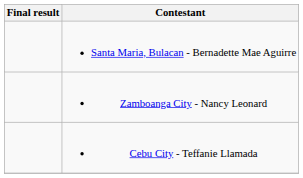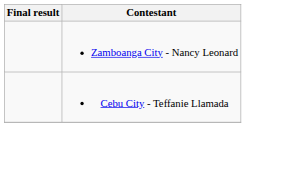- row: (180, 53)
